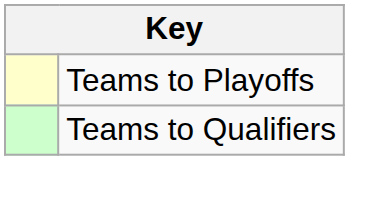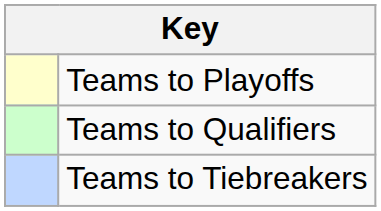+ row: (217, 179)
